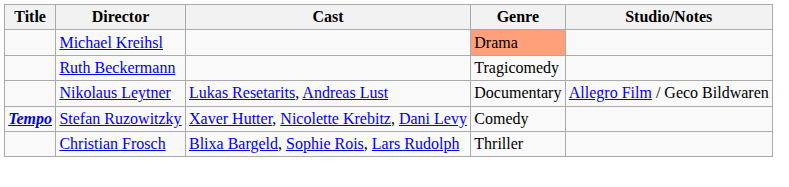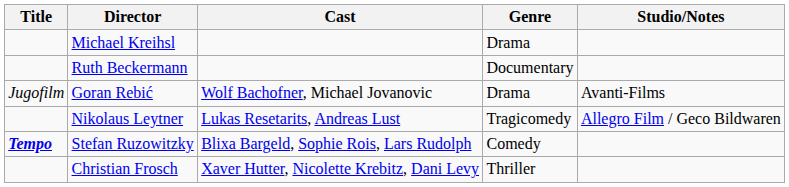(496, 42) lightsalmon background -> (508, 42) no background
(517, 67) Tragicomedy -> (530, 67) Documentary
+ row: (112, 93)
(518, 93) Documentary -> (529, 118) Tragicomedy
(328, 118) Xaver Hutter, Nicolette Krebitz, Dani Levy -> (336, 144) Blixa Bargeld, Sophie Rois, Lars Rudolph
(324, 144) Blixa Bargeld, Sophie Rois, Lars Rudolph -> (340, 169) Xaver Hutter, Nicolette Krebitz, Dani Levy
